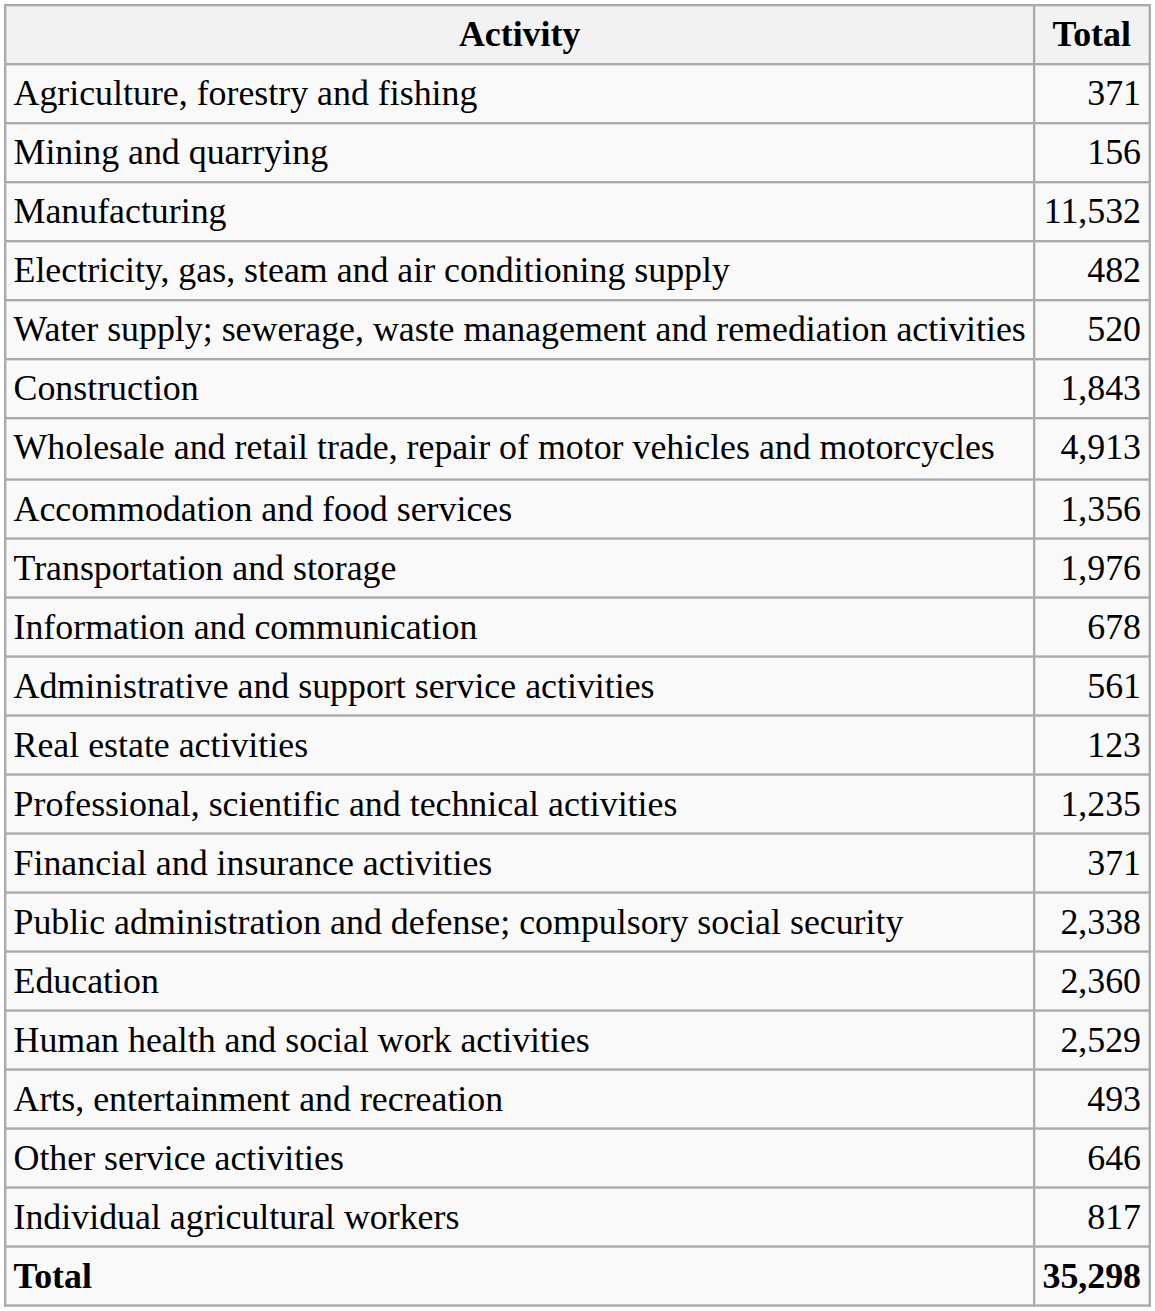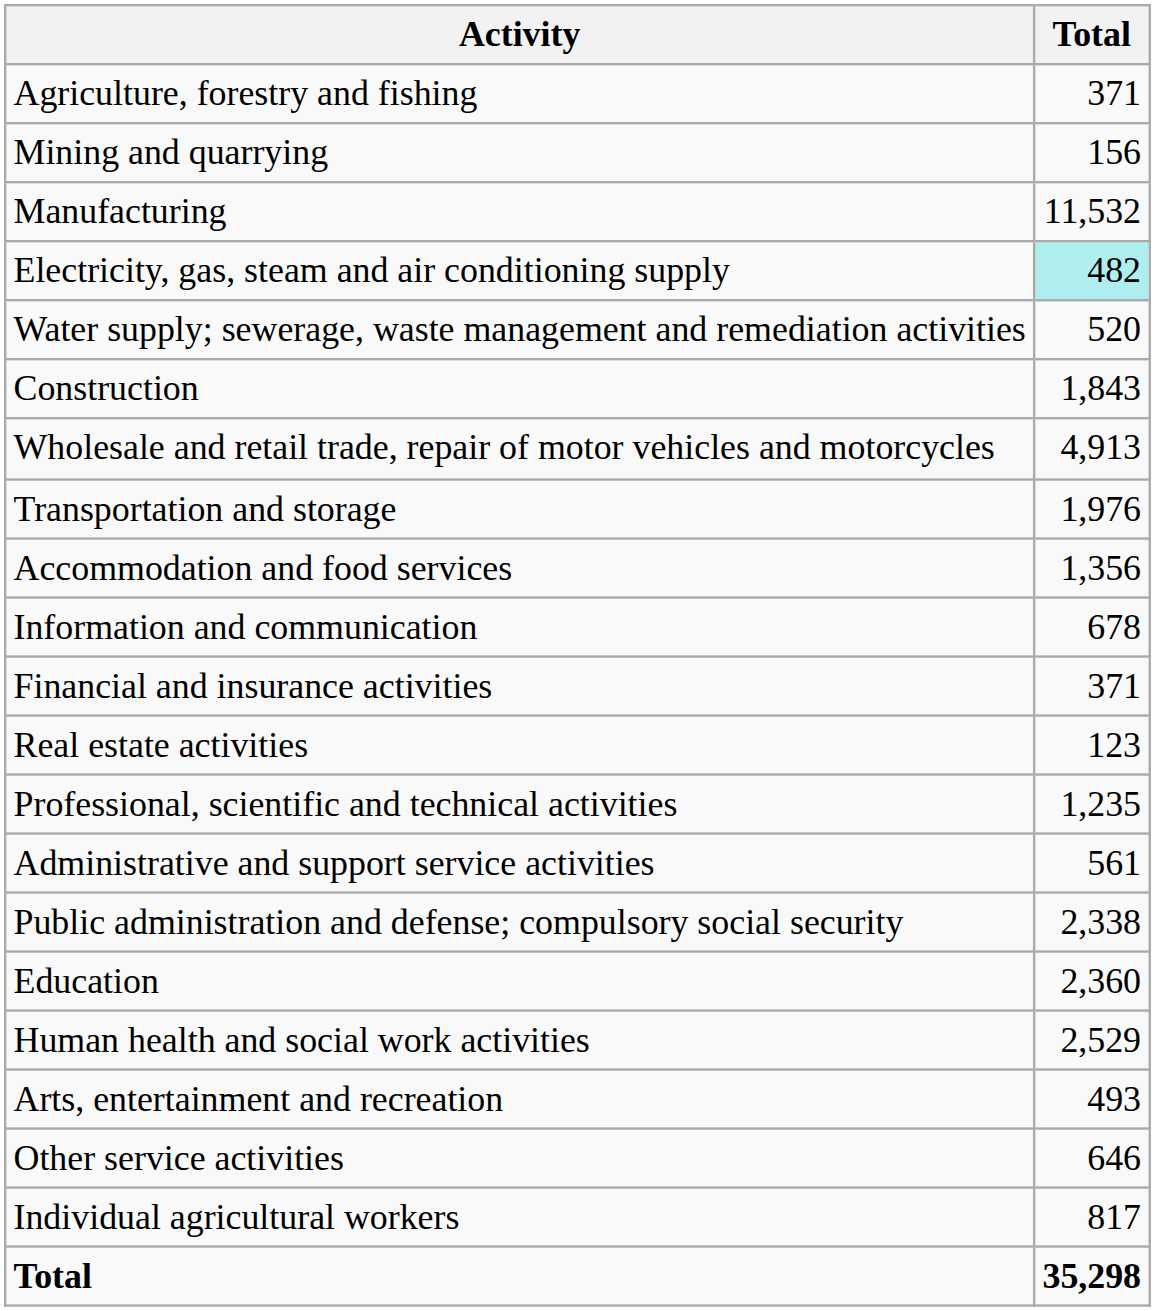(1114, 270) no background -> (1114, 270) paleturquoise background
rows swapped: (205, 566) <-> (263, 507)
rows swapped: (253, 862) <-> (334, 684)
